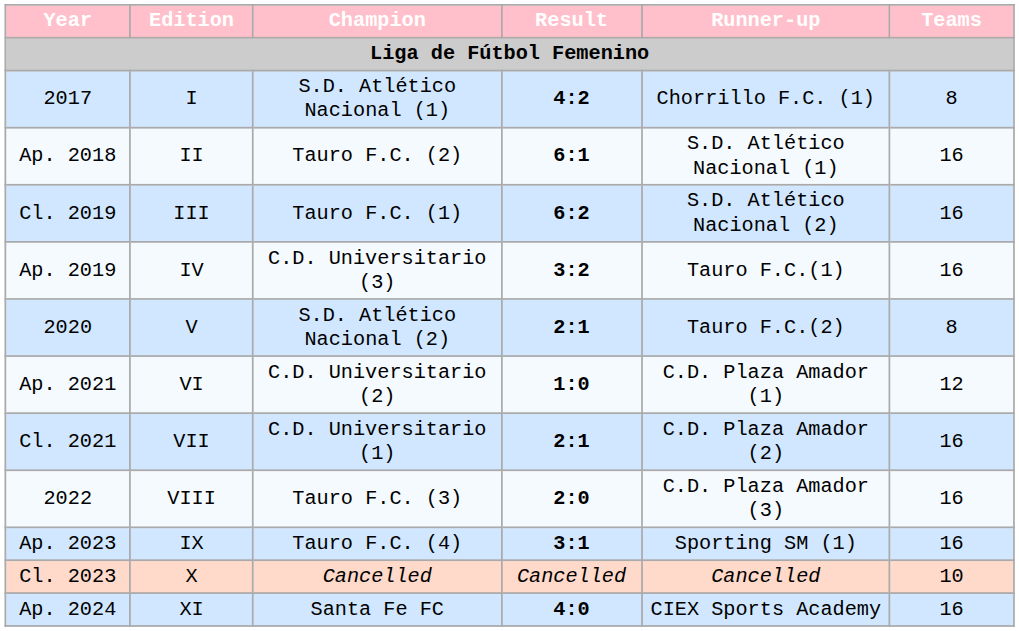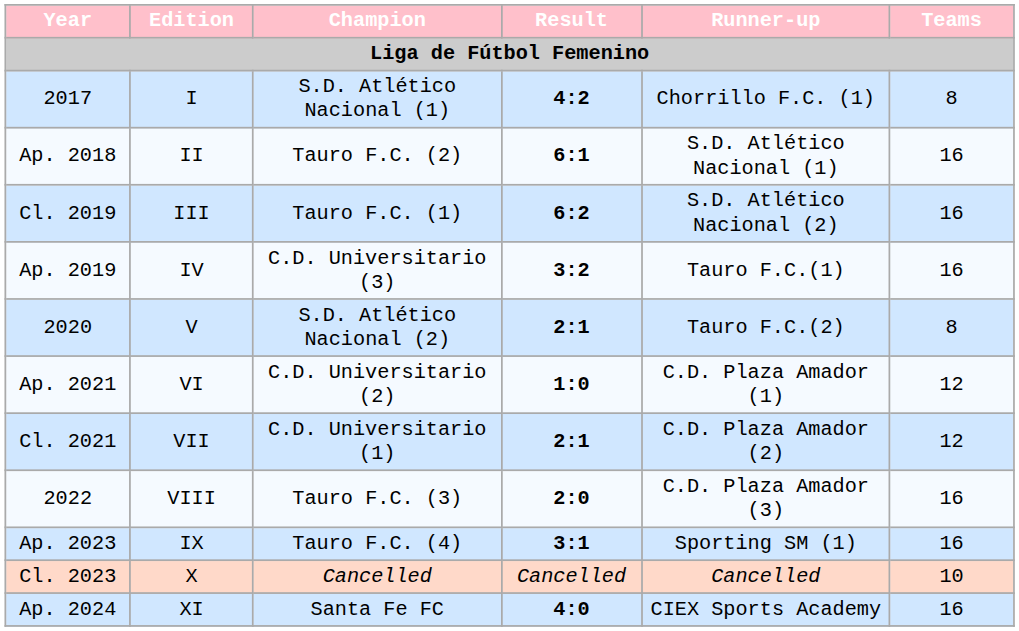(952, 442) 16 -> (952, 442) 12
